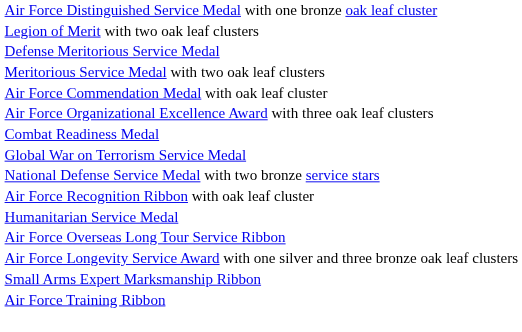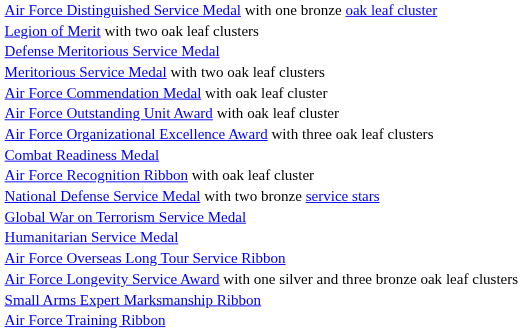+ row: (172, 113)
rows swapped: (159, 196) <-> (125, 155)
